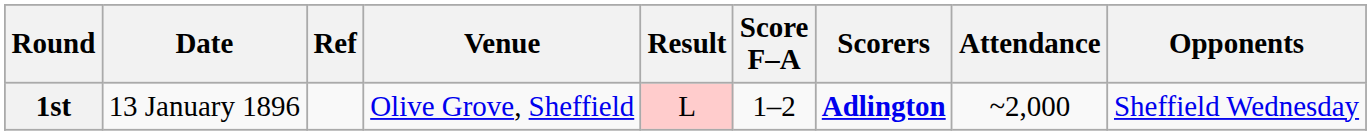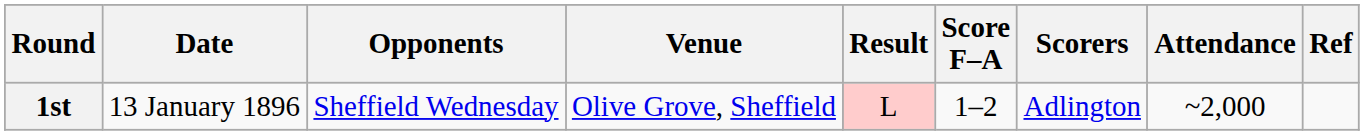columns swapped: (1237, 43) <-> (335, 43)
(884, 105) bold -> (1082, 105) normal
